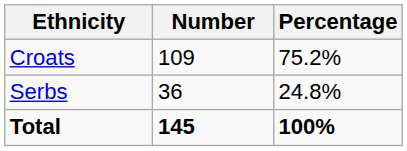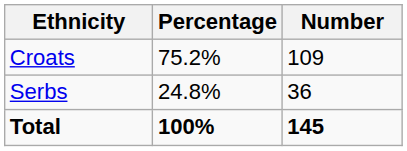columns swapped: (213, 22) <-> (338, 22)
